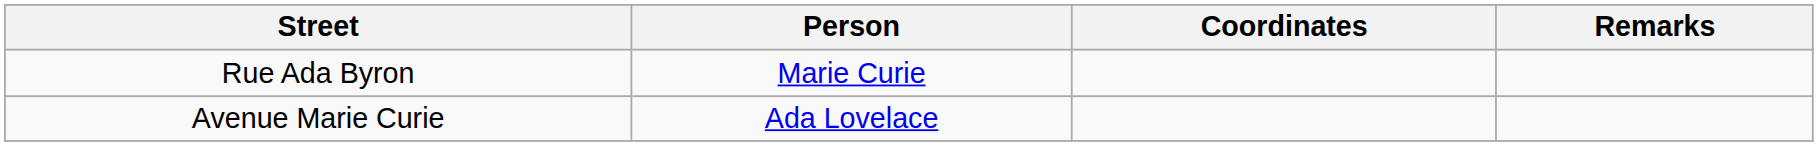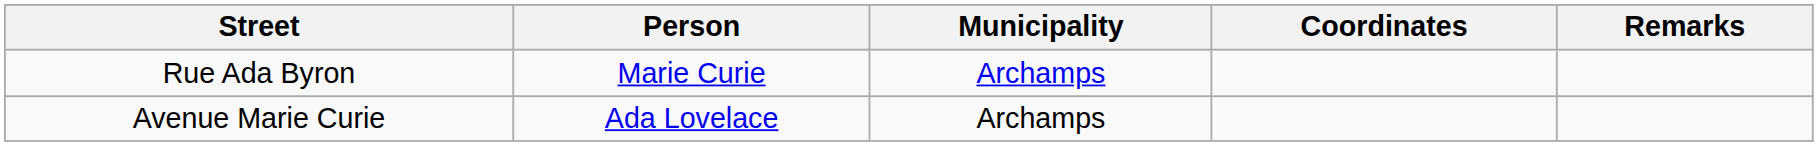+ column: (1041, 27)
